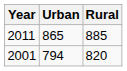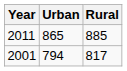(96, 55) 820 -> (96, 55) 817
